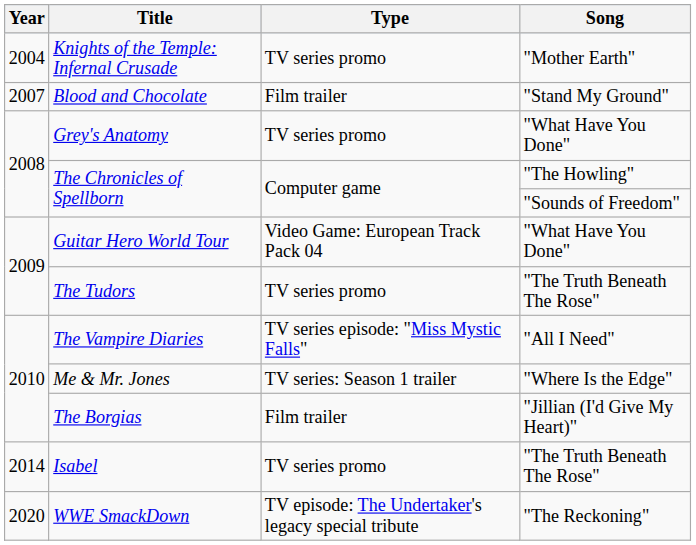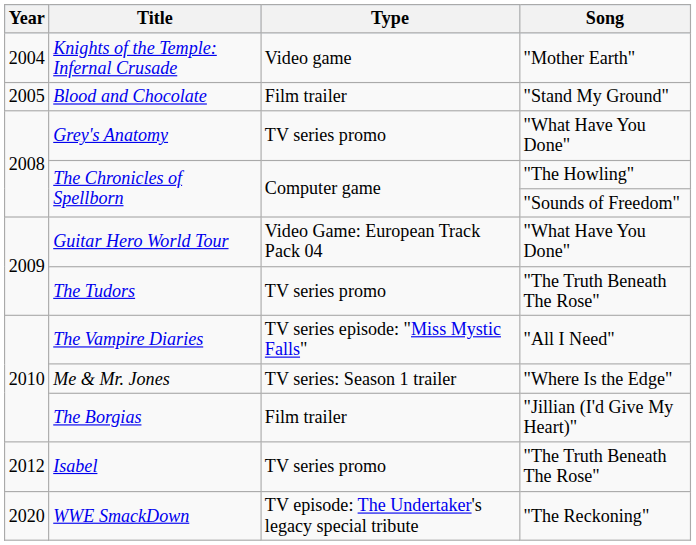(325, 57) TV series promo -> (308, 57) Video game
(27, 96) 2007 -> (27, 96) 2005
(27, 466) 2014 -> (27, 466) 2012
